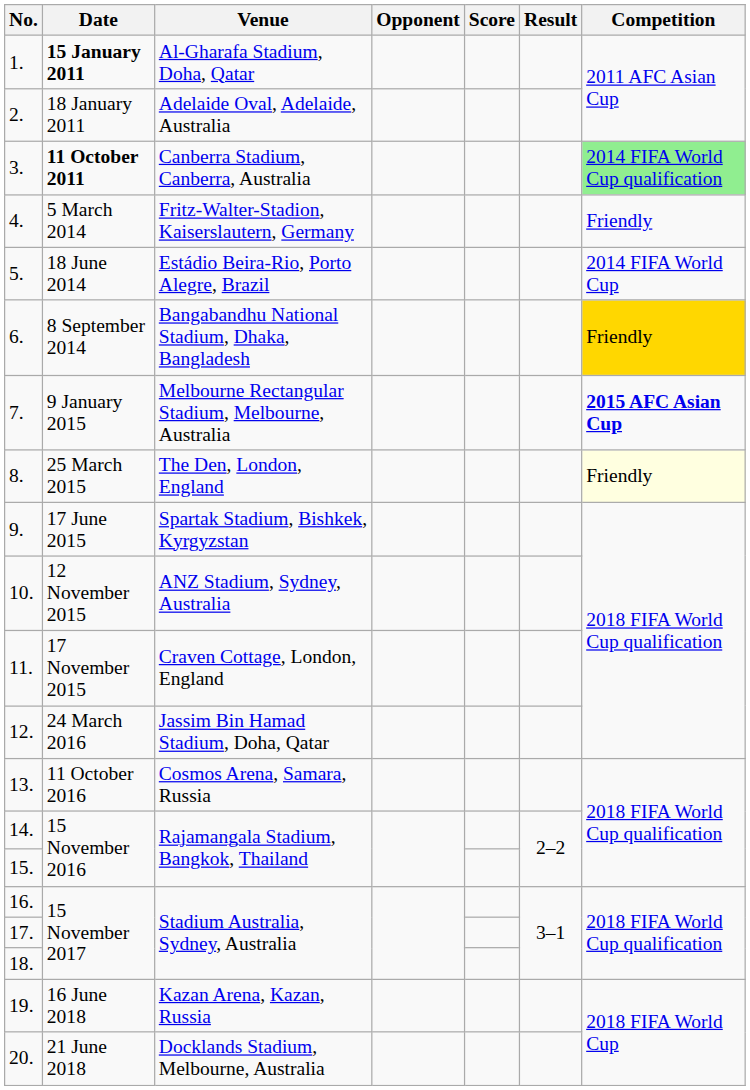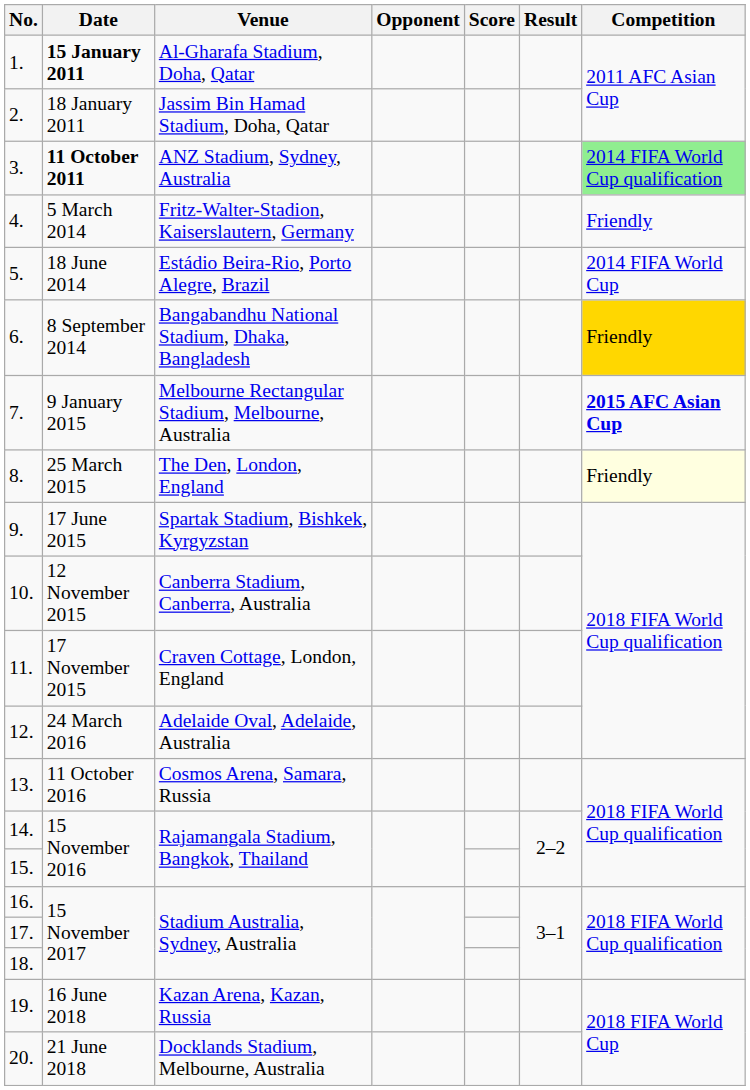(257, 114) Adelaide Oval, Adelaide, Australia -> (244, 114) Jassim Bin Hamad Stadium, Doha, Qatar
(235, 167) Canberra Stadium, Canberra, Australia -> (250, 167) ANZ Stadium, Sydney, Australia
(250, 593) ANZ Stadium, Sydney, Australia -> (235, 593) Canberra Stadium, Canberra, Australia
(244, 731) Jassim Bin Hamad Stadium, Doha, Qatar -> (257, 731) Adelaide Oval, Adelaide, Australia
